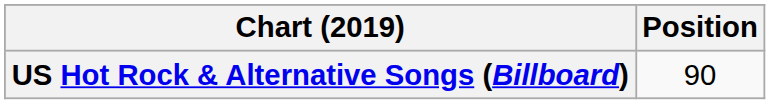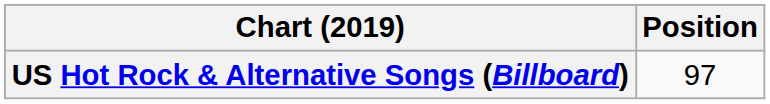(700, 74) 90 -> (700, 74) 97
